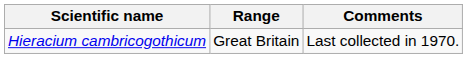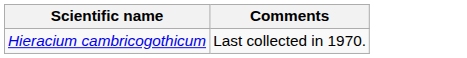- column: (256, 16)
